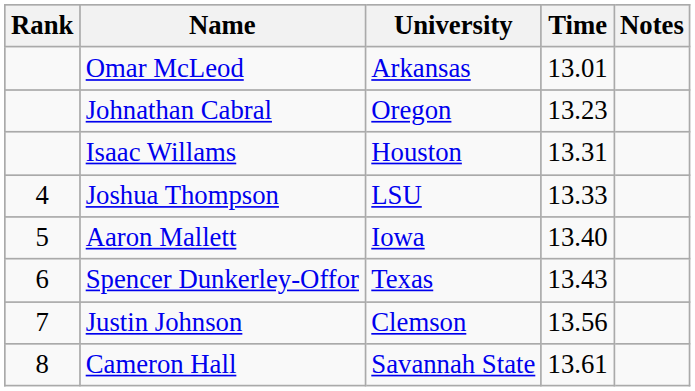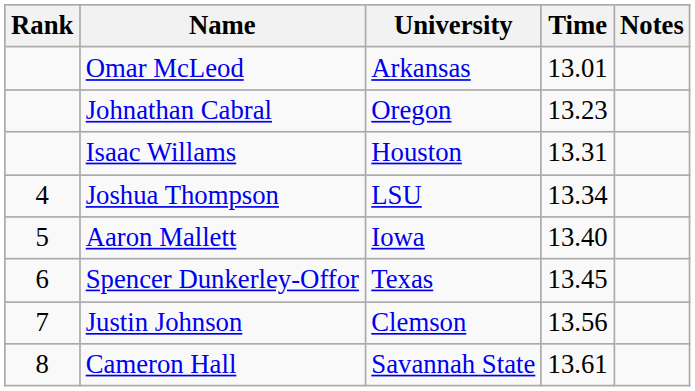(578, 195) 13.33 -> (578, 195) 13.34
(578, 279) 13.43 -> (578, 279) 13.45
